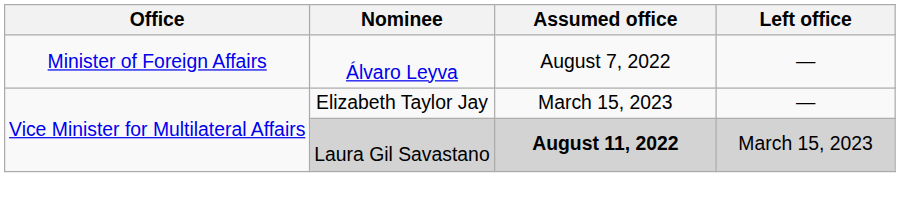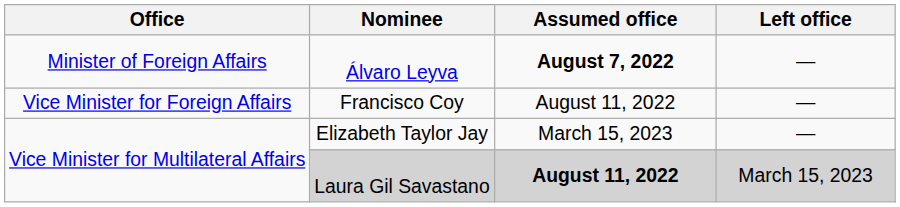(605, 61) normal -> (605, 61) bold
+ row: (402, 103)
